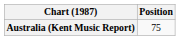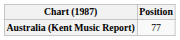(156, 27) 75 -> (156, 27) 77
